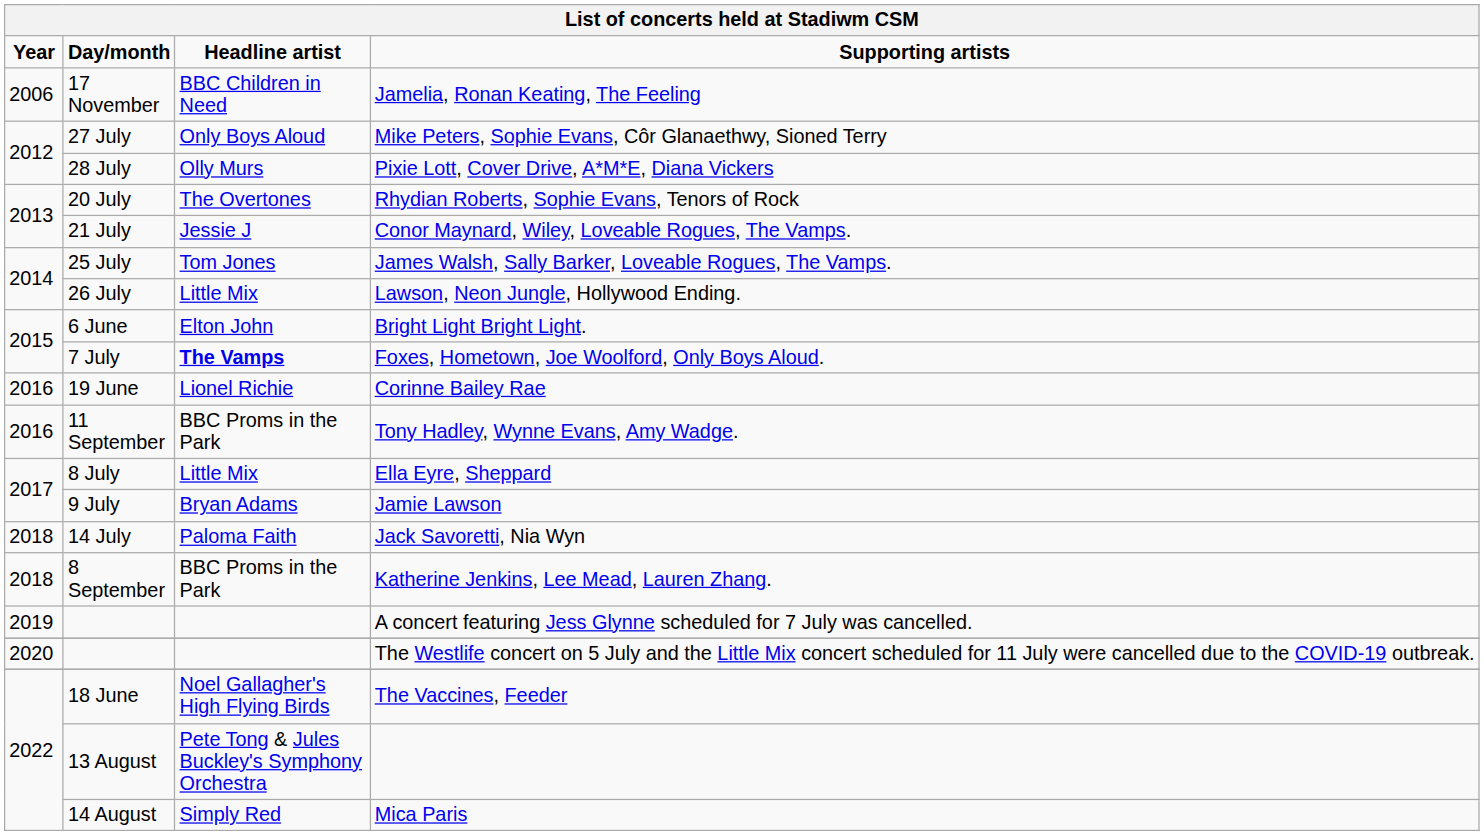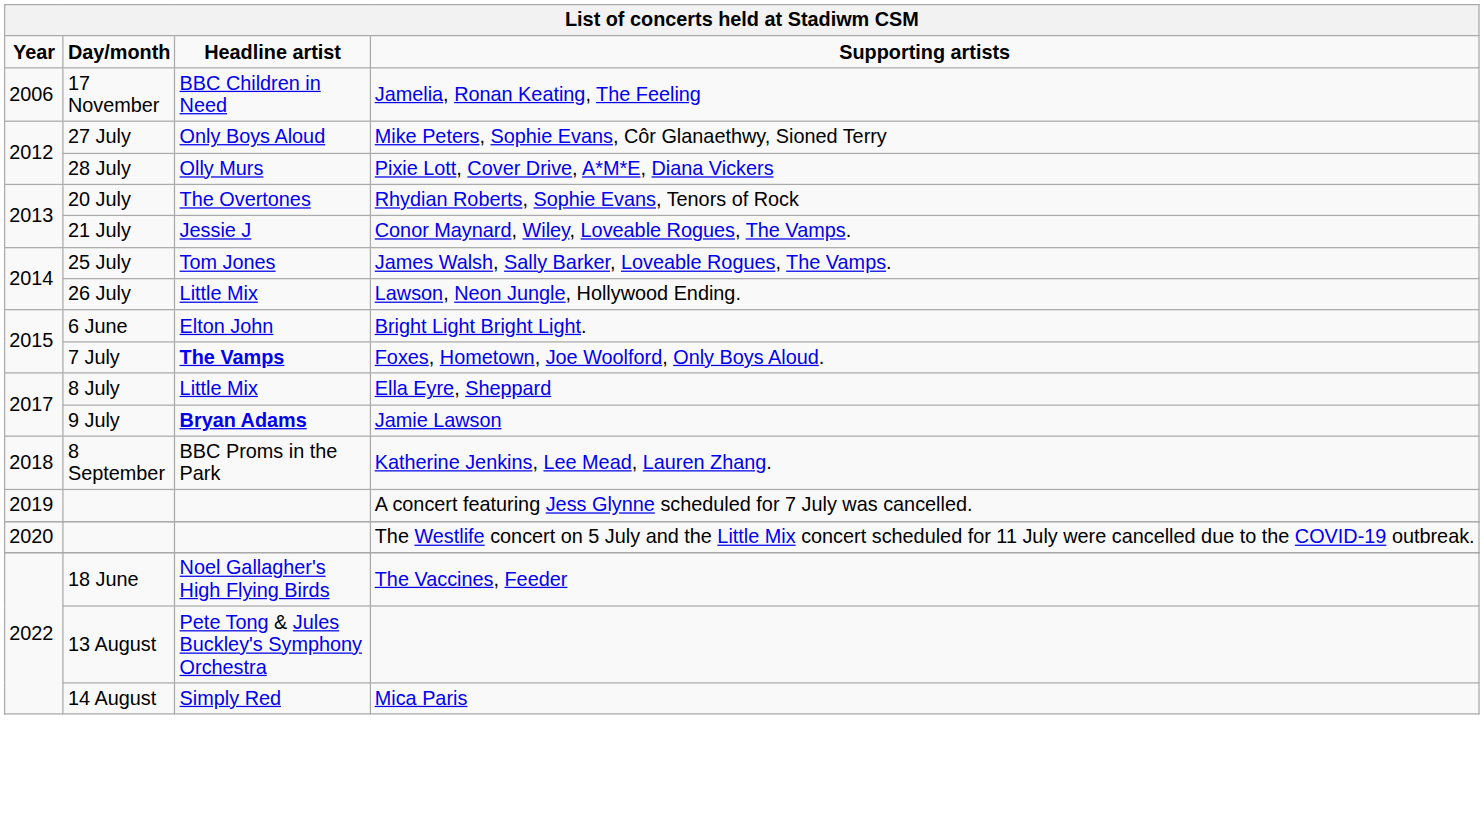- row: (103, 388)
- row: (116, 431)
(239, 505) normal -> (243, 420) bold
- row: (99, 536)
